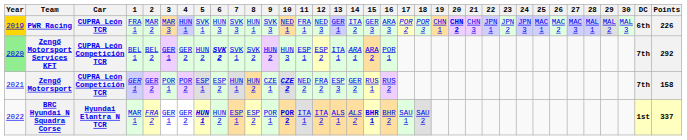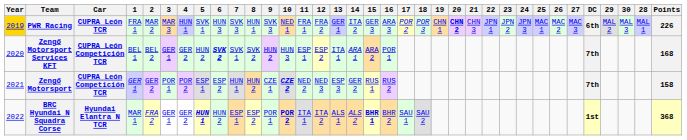columns swapped: (592, 10) <-> (643, 10)
(321, 26) NED 3 -> (321, 26) FRA 2
(15, 54) lightgreen background -> (15, 54) no background
(667, 54) 292 -> (667, 54) 168
(321, 85) FRA 2 -> (321, 85) NED 3
(667, 117) 337 -> (667, 117) 368
